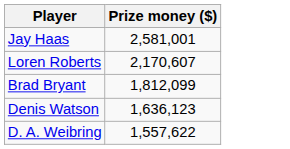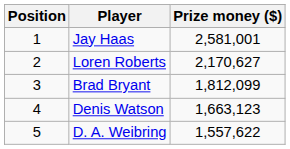+ column: (37, 16)
(163, 62) 2,170,607 -> (228, 62) 2,170,627
(163, 109) 1,636,123 -> (228, 109) 1,663,123
